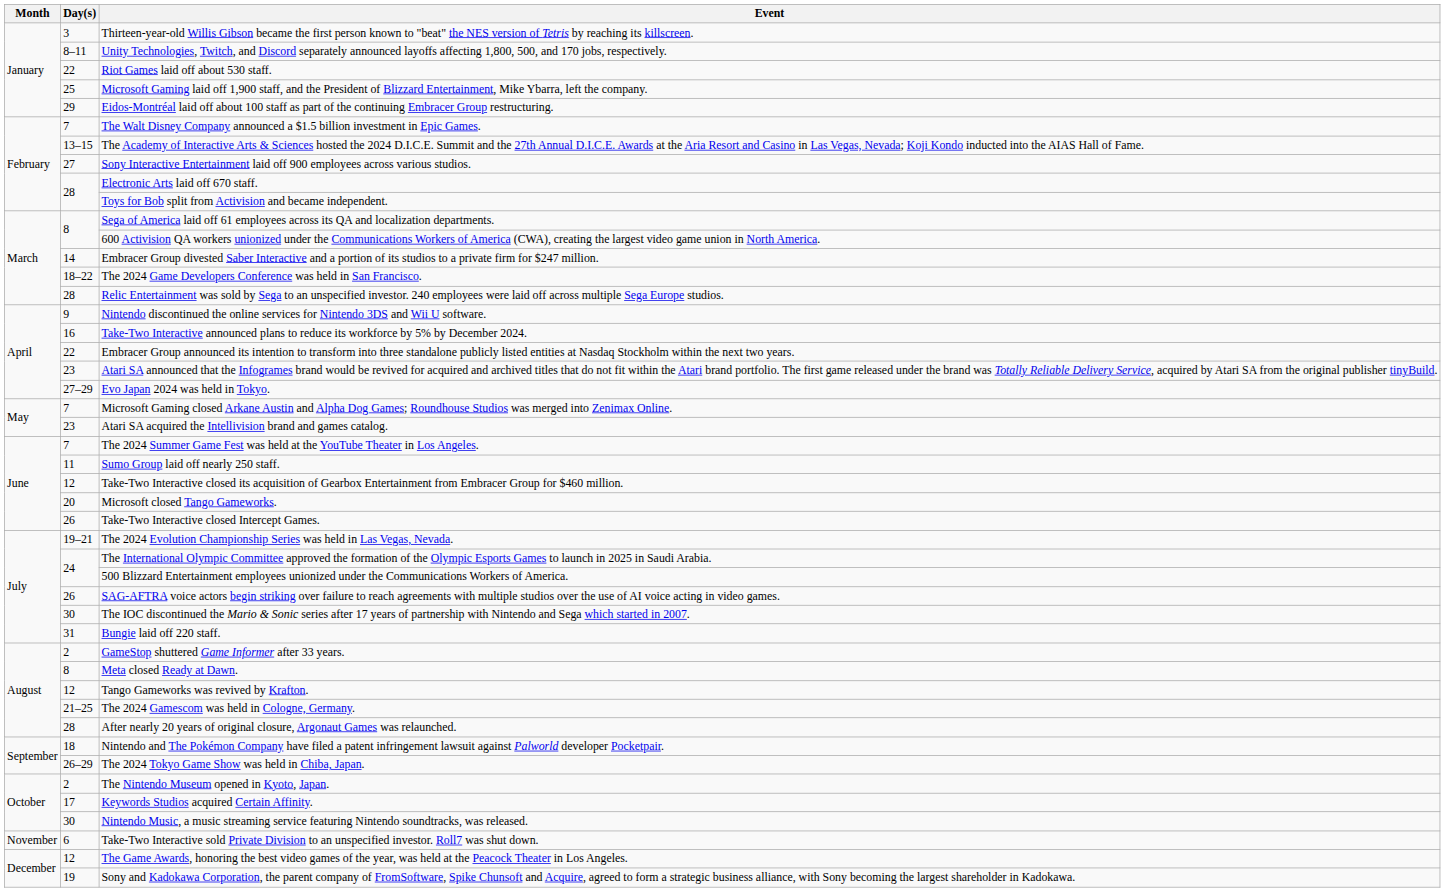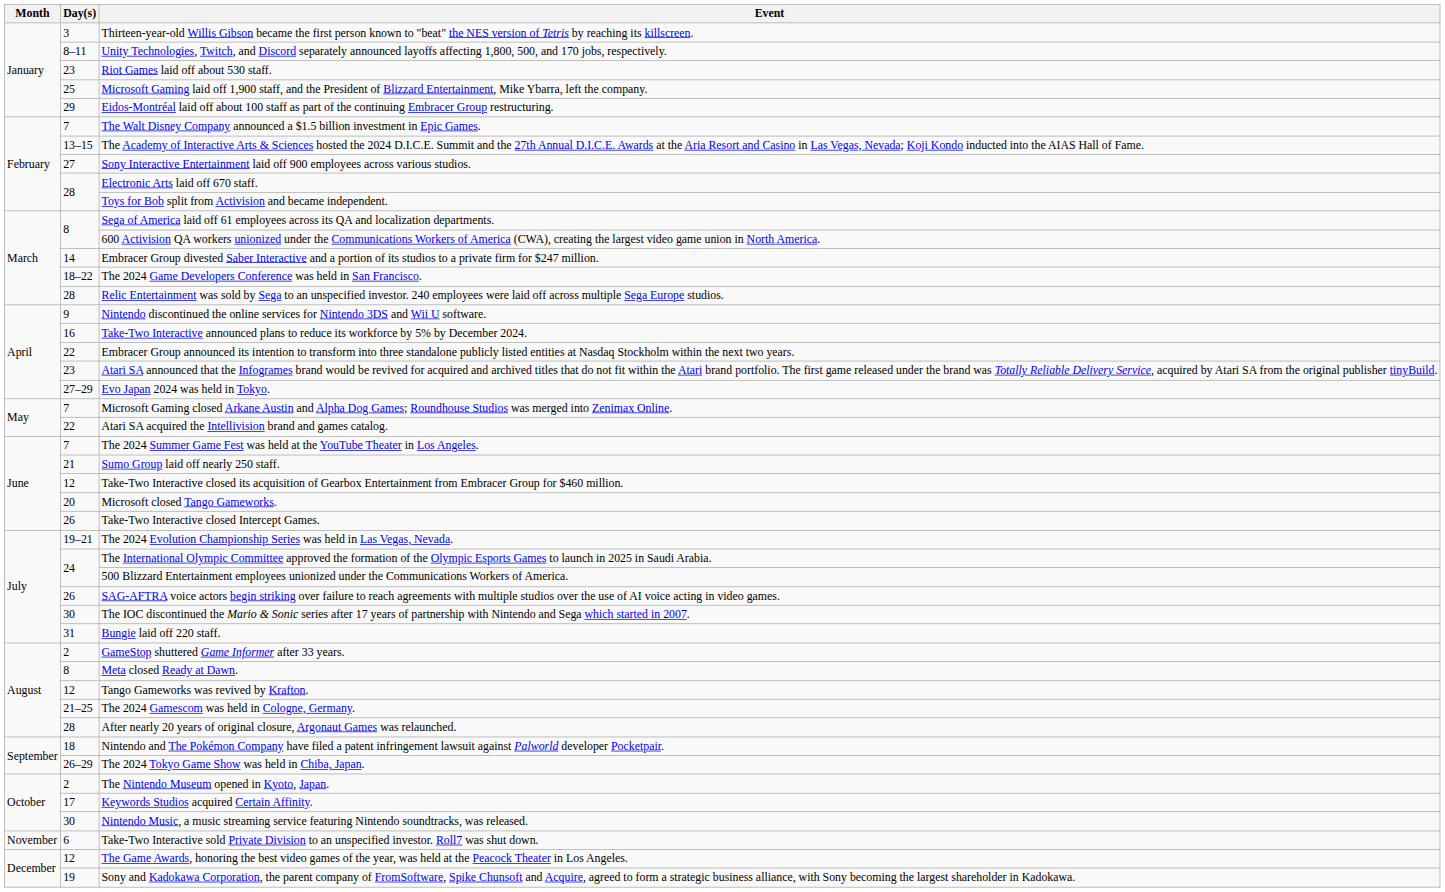(69, 70) 22 -> (69, 70) 23
(69, 426) 23 -> (69, 426) 22
(69, 464) 11 -> (69, 464) 21
